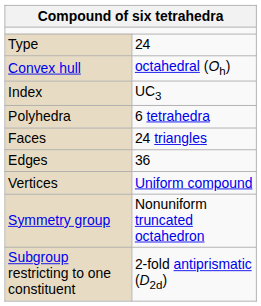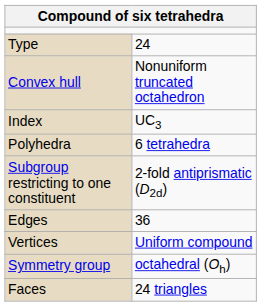(183, 68) octahedral (Oh) -> (171, 82) Nonuniform truncated octahedron
rows swapped: (27, 138) <-> (60, 274)
(171, 220) Nonuniform truncated octahedron -> (183, 266) octahedral (Oh)
